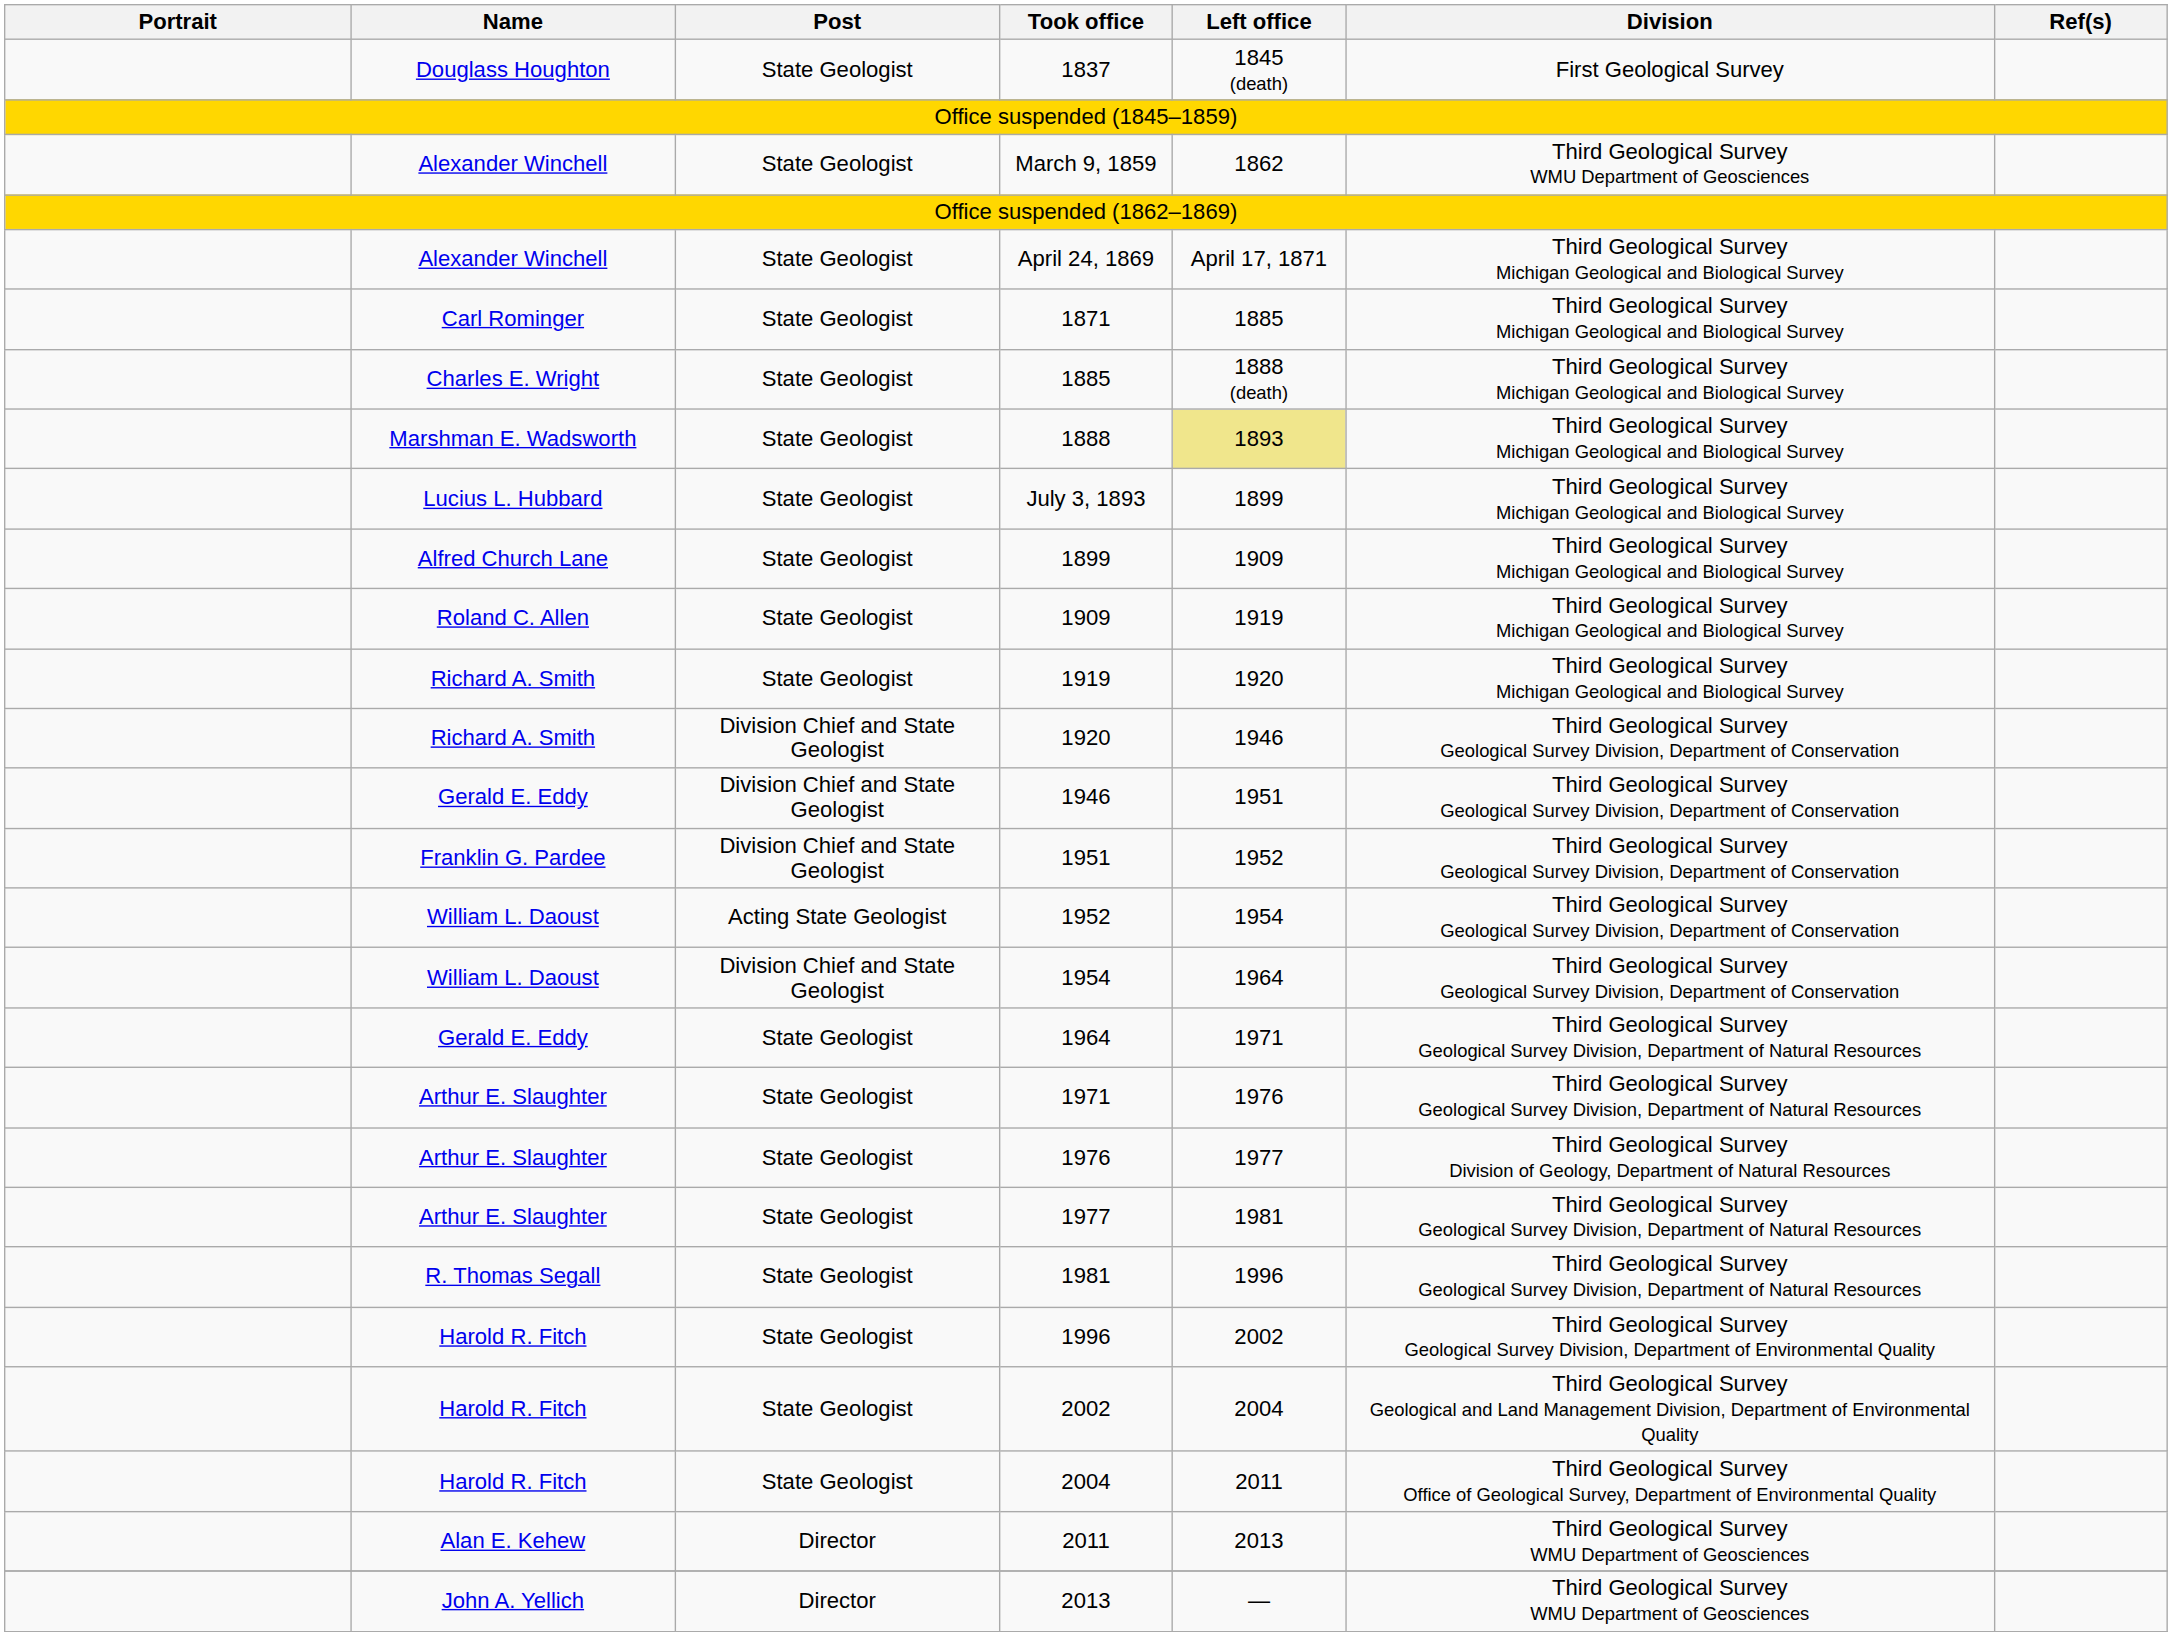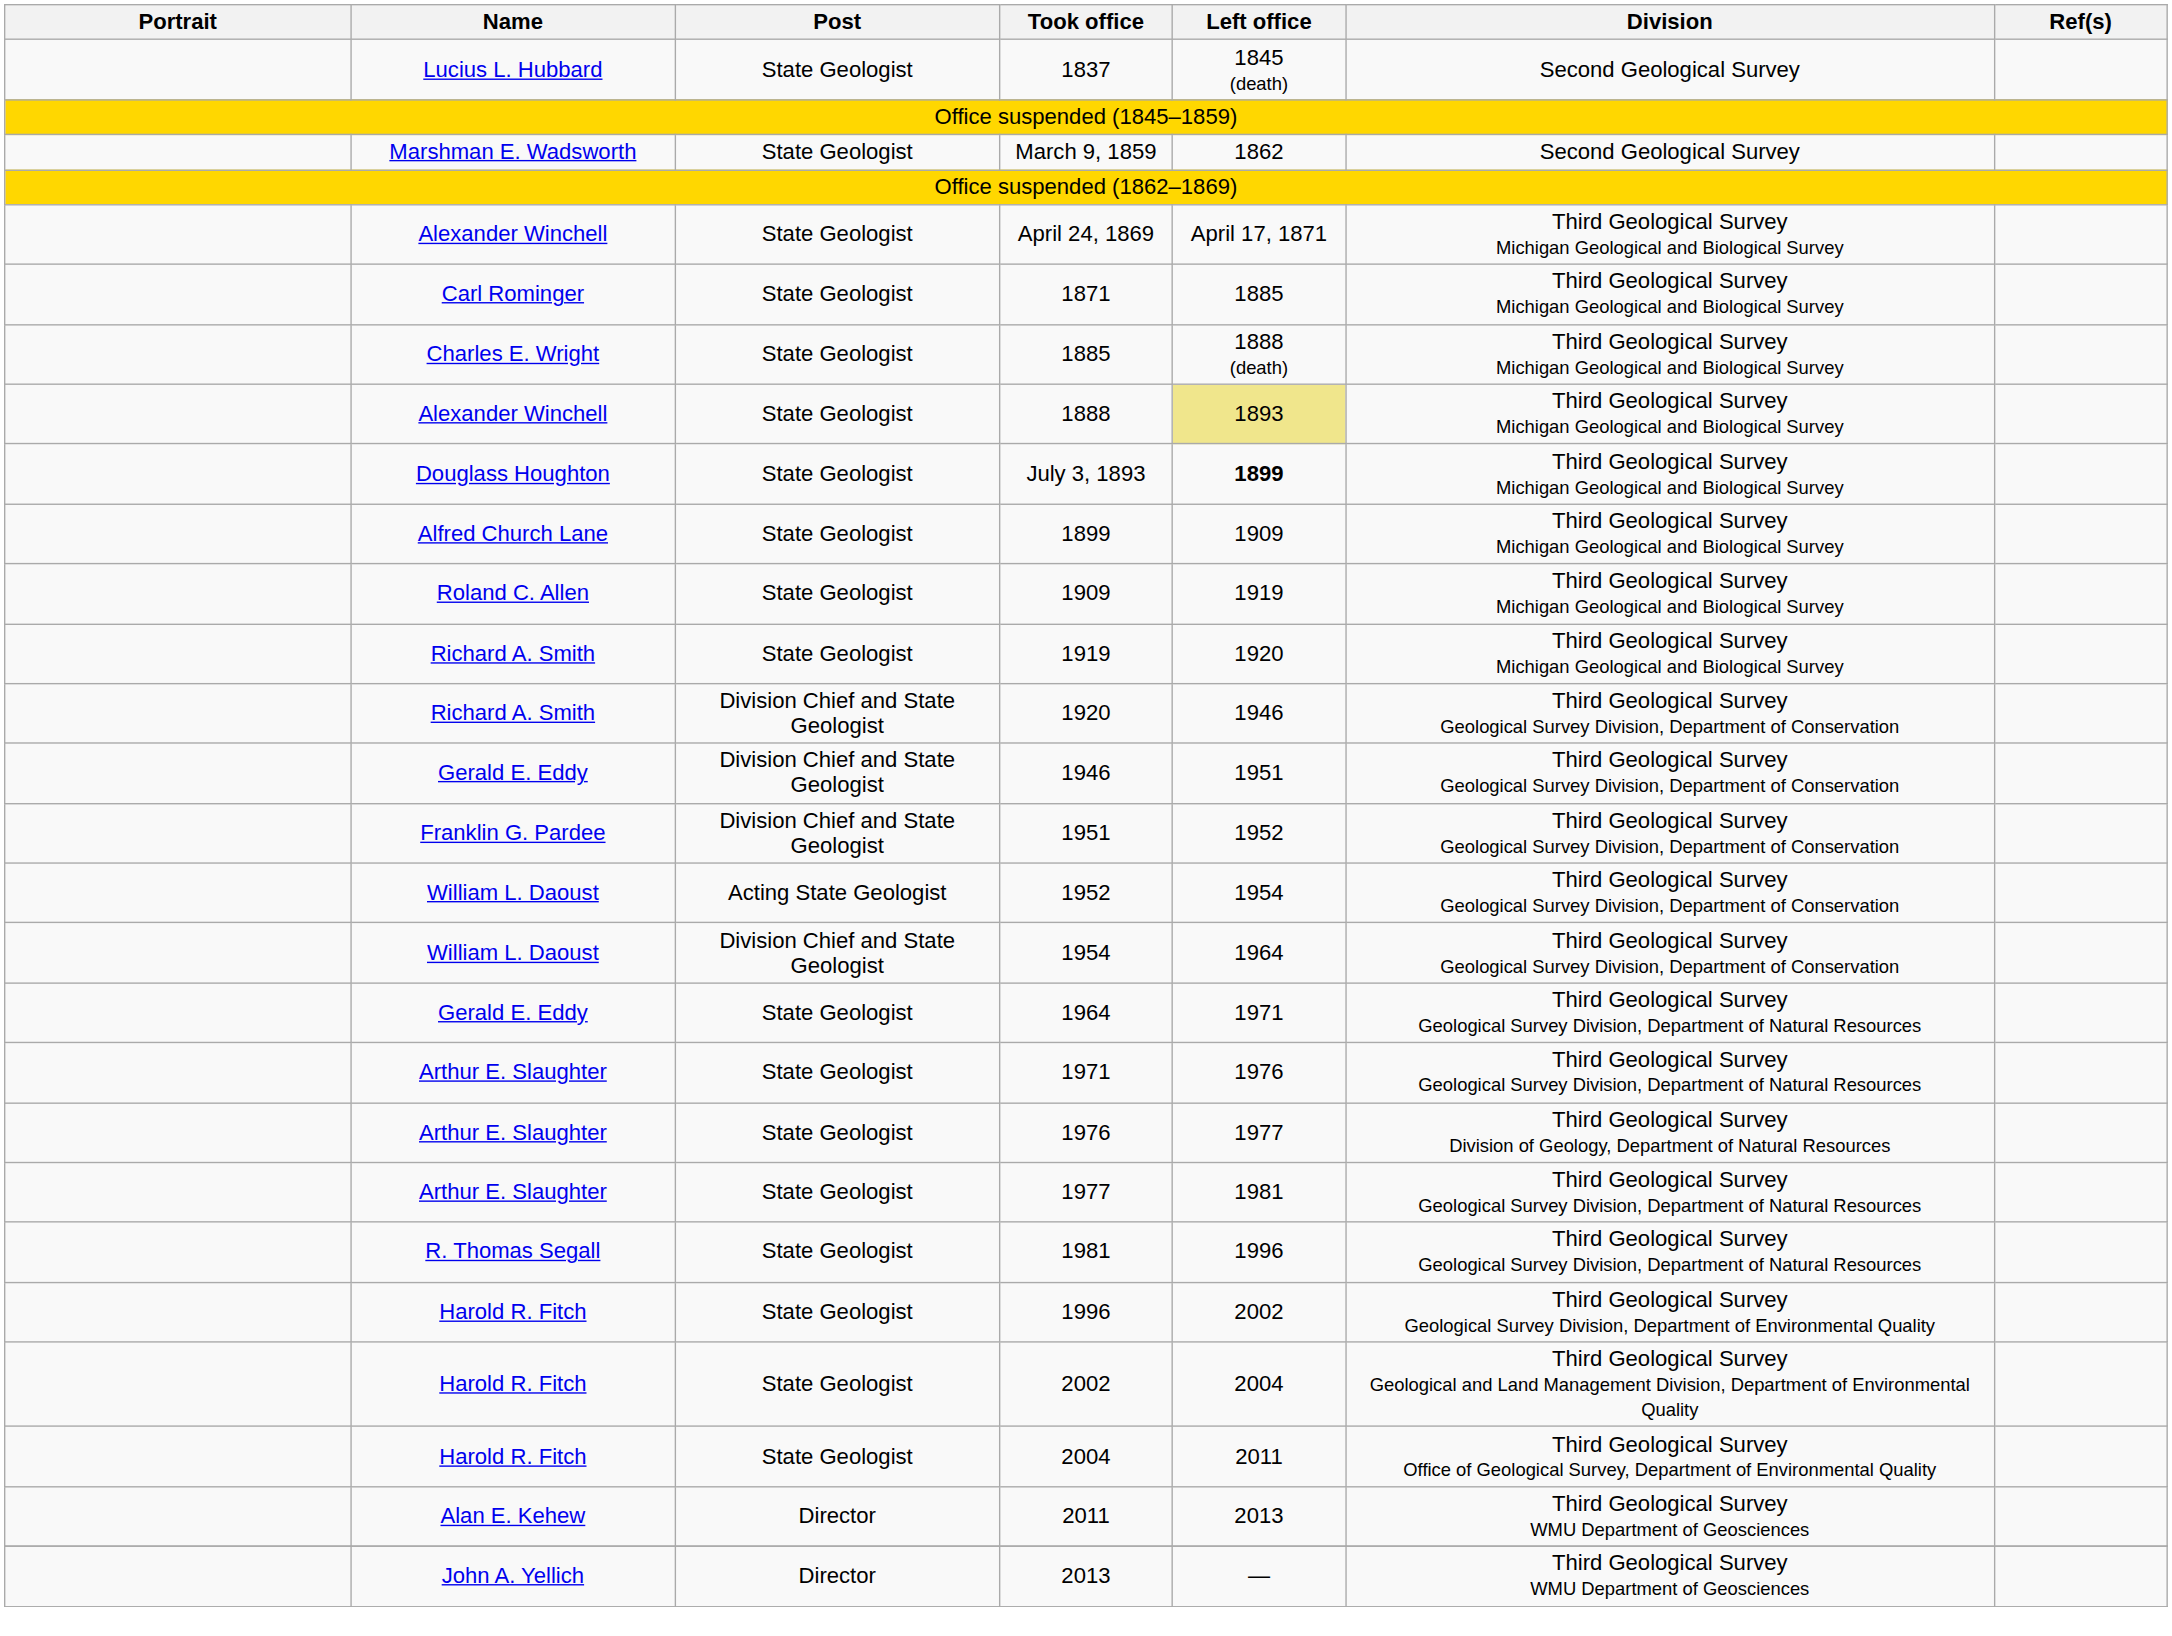(513, 69) Douglass Houghton -> (513, 69) Lucius L. Hubbard
(1670, 69) First Geological Survey -> (1670, 69) Second Geological Survey
(513, 164) Alexander Winchell -> (513, 151) Marshman E. Wadsworth
(1670, 164) Third Geological Survey WMU Department of Geosciences -> (1670, 151) Second Geological Survey
(513, 438) Marshman E. Wadsworth -> (513, 413) Alexander Winchell
(513, 498) Lucius L. Hubbard -> (513, 473) Douglass Houghton
(1259, 498) normal -> (1259, 473) bold
